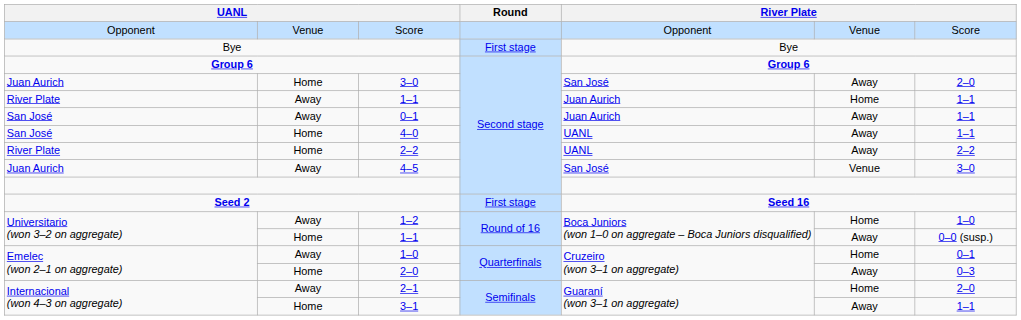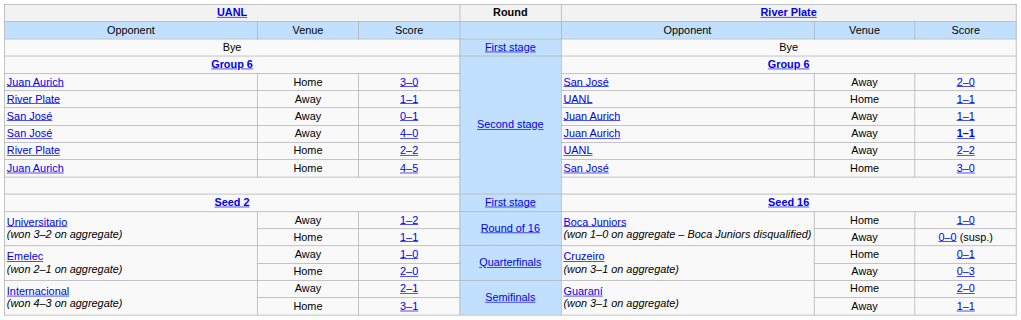(592, 99) Juan Aurich -> (578, 99) UANL
(308, 133) Home -> (308, 133) Away
(578, 133) UANL -> (592, 133) Juan Aurich
(966, 133) normal -> (966, 133) bold
(308, 168) Away -> (308, 168) Home
(865, 168) Venue -> (865, 168) Home
